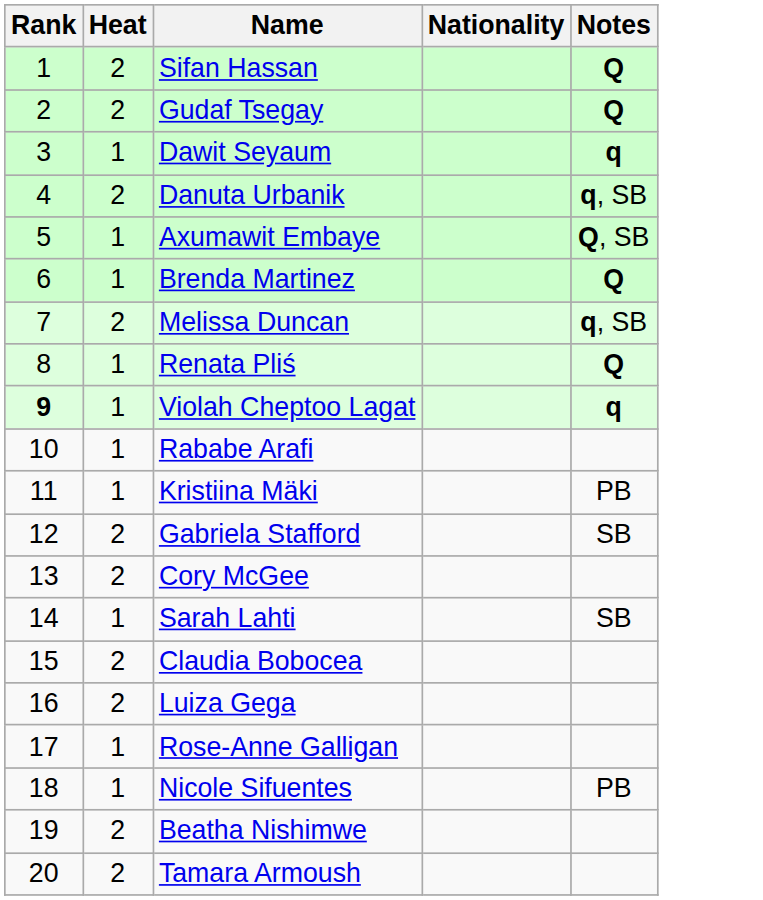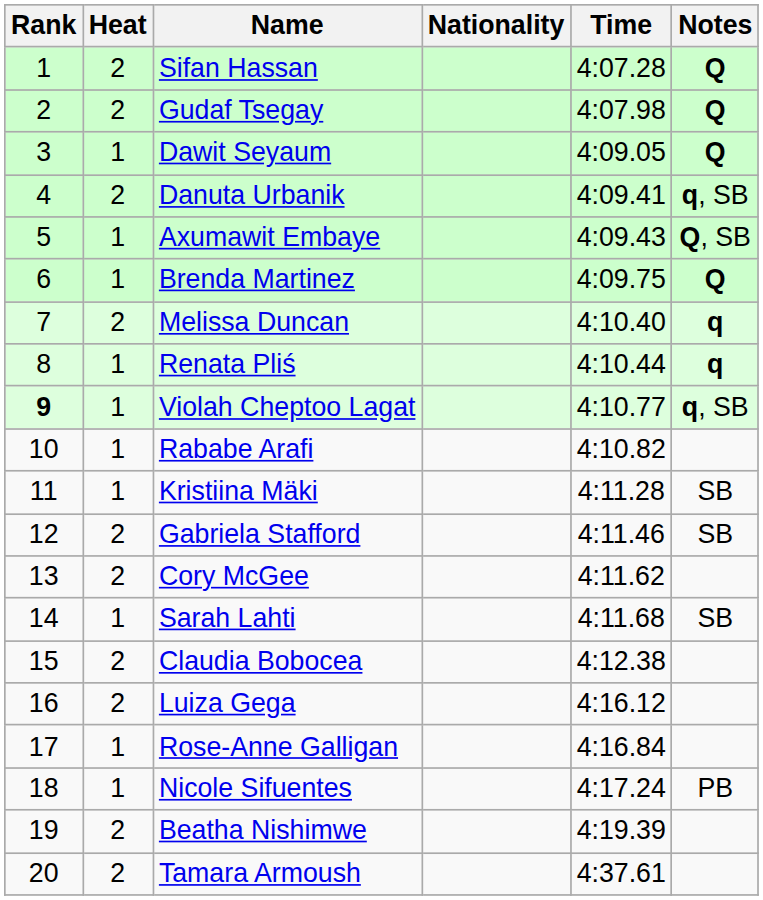+ column: (621, 25)
(614, 152) q -> (715, 152) Q
(614, 322) q, SB -> (715, 322) q
(614, 364) Q -> (715, 364) q
(614, 407) q -> (715, 407) q, SB
(614, 491) PB -> (715, 491) SB
